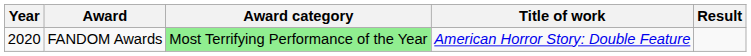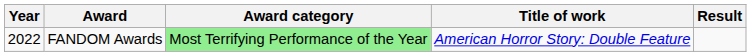(24, 39) 2020 -> (24, 39) 2022
